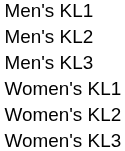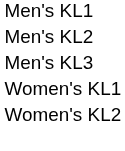- row: (63, 140)
